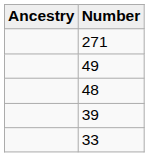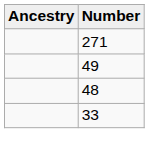- row: (90, 115)
